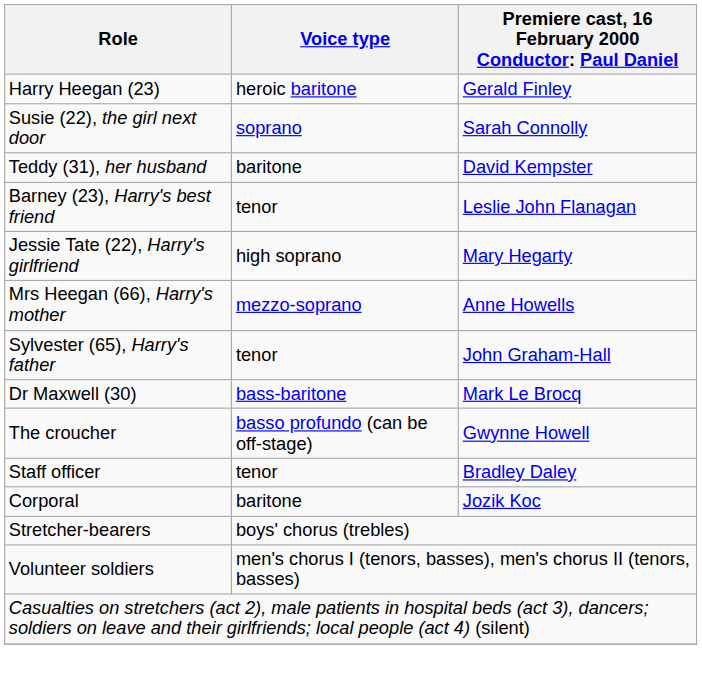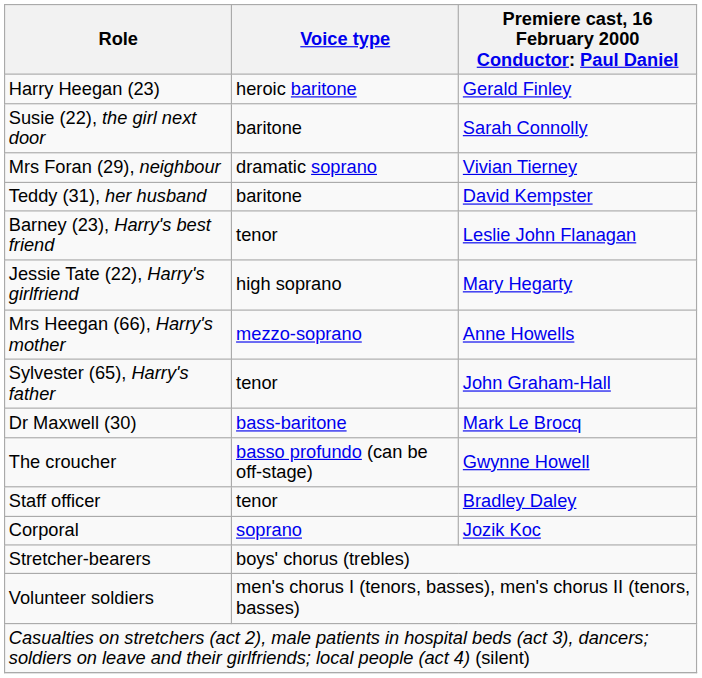(269, 128) soprano -> (269, 128) baritone
+ row: (115, 167)
(269, 501) baritone -> (269, 530) soprano
